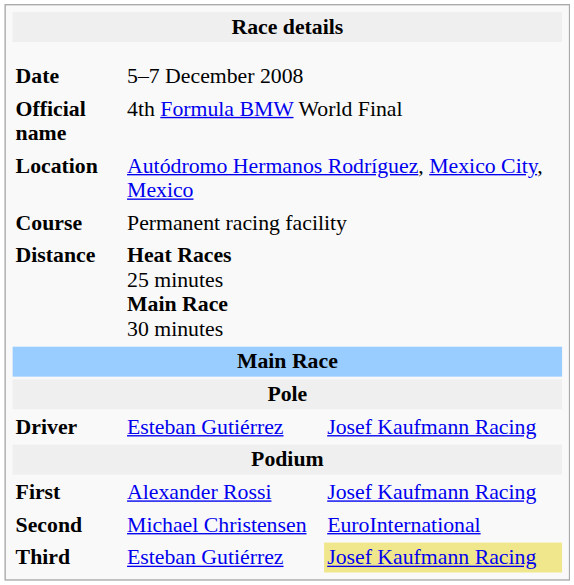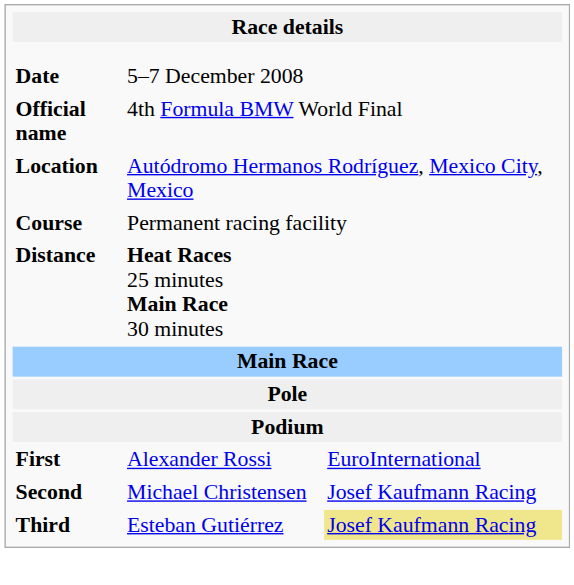- row: (46, 427)
(432, 492) Josef Kaufmann Racing -> (404, 459) EuroInternational
(404, 524) EuroInternational -> (432, 492) Josef Kaufmann Racing
